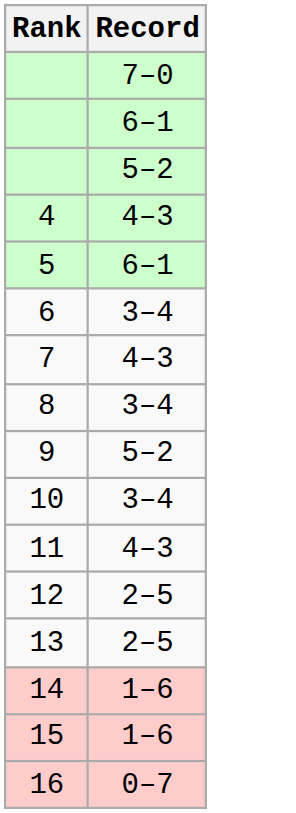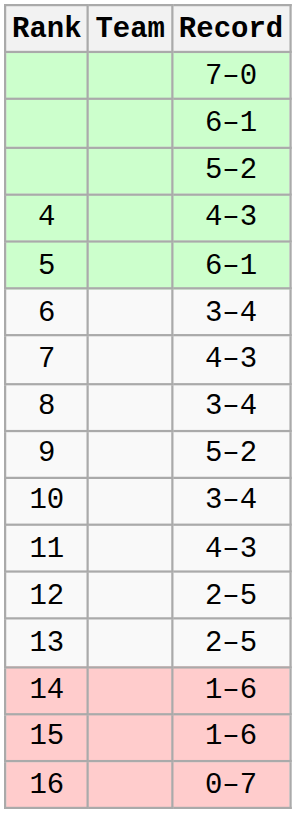+ column: (130, 29)
